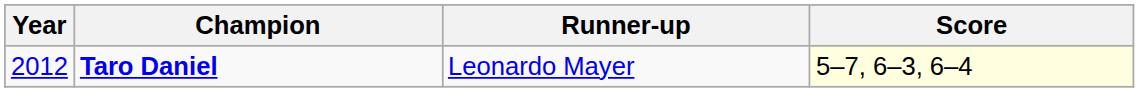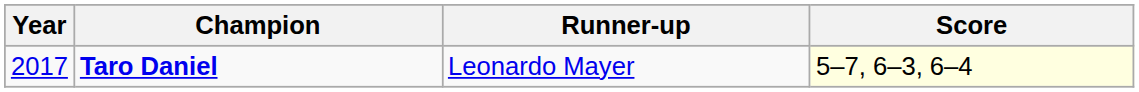(39, 66) 2012 -> (39, 66) 2017
